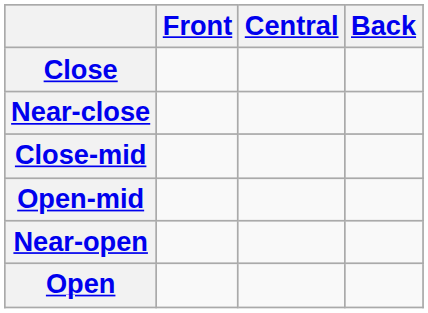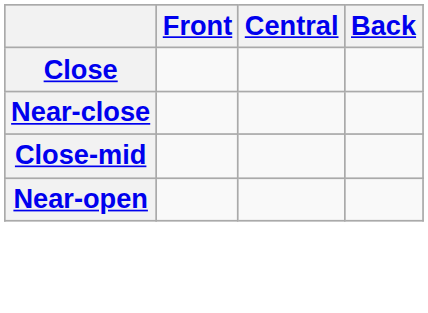- row: (81, 198)
- row: (81, 284)
